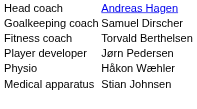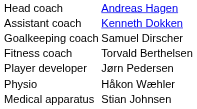+ row: (43, 23)
